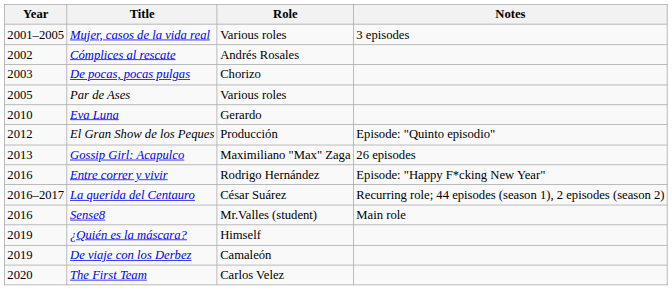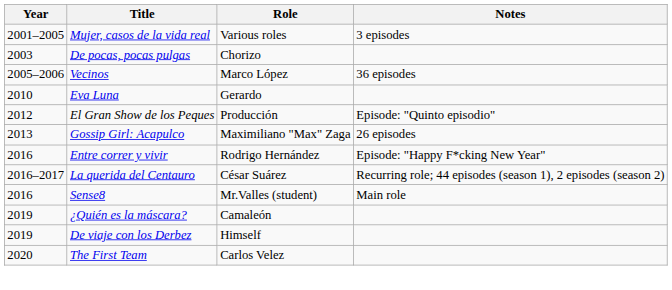- row: (123, 54)
- row: (100, 94)
+ row: (89, 74)
(241, 235) Himself -> (246, 214) Camaleón
(246, 255) Camaleón -> (241, 235) Himself
